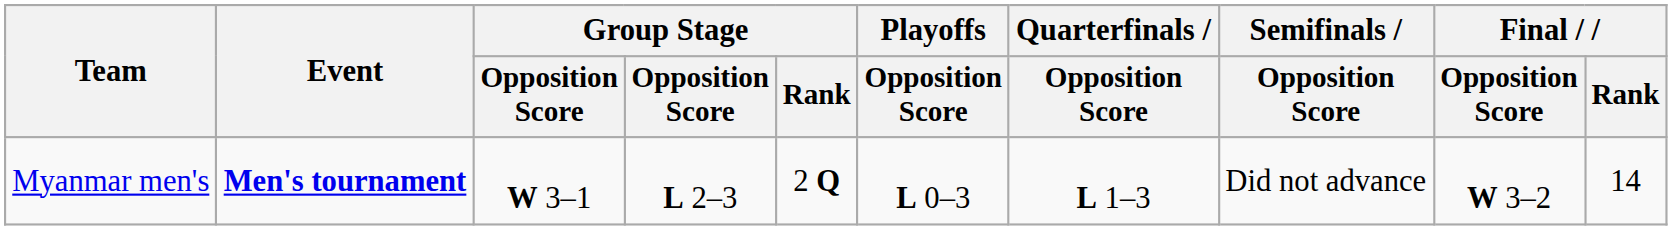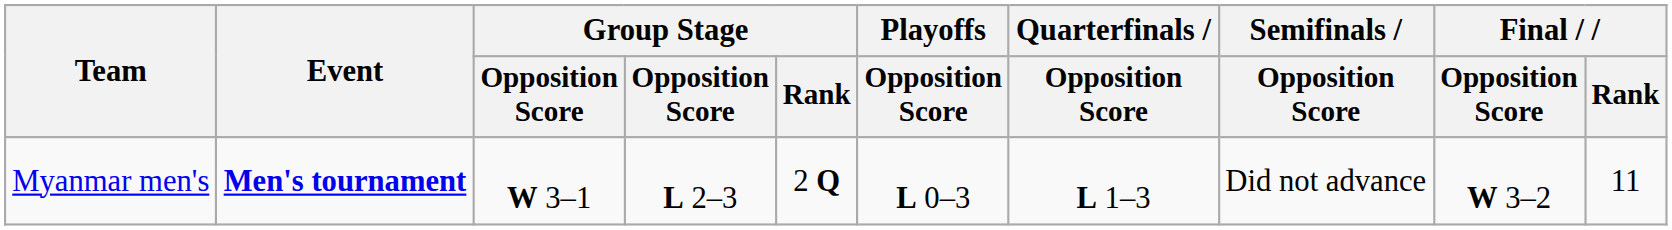(1625, 180) 14 -> (1625, 180) 11
